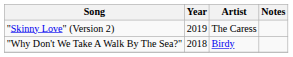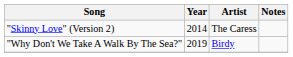(197, 28) 2019 -> (197, 28) 2014
(197, 44) 2018 -> (197, 44) 2019
